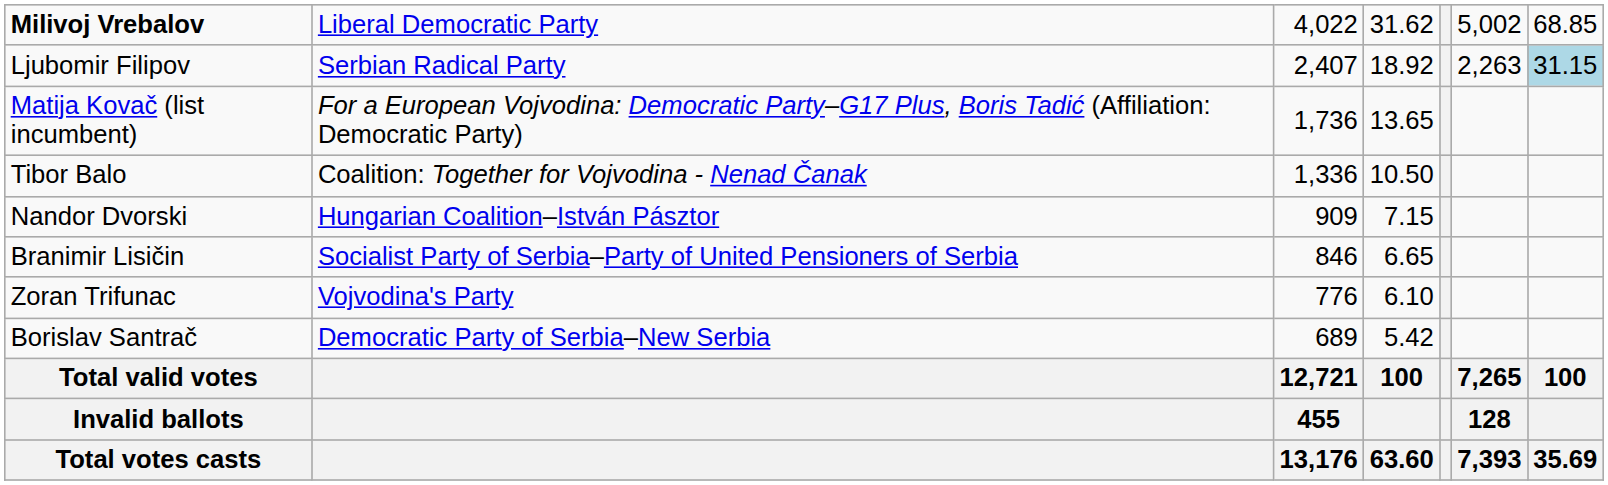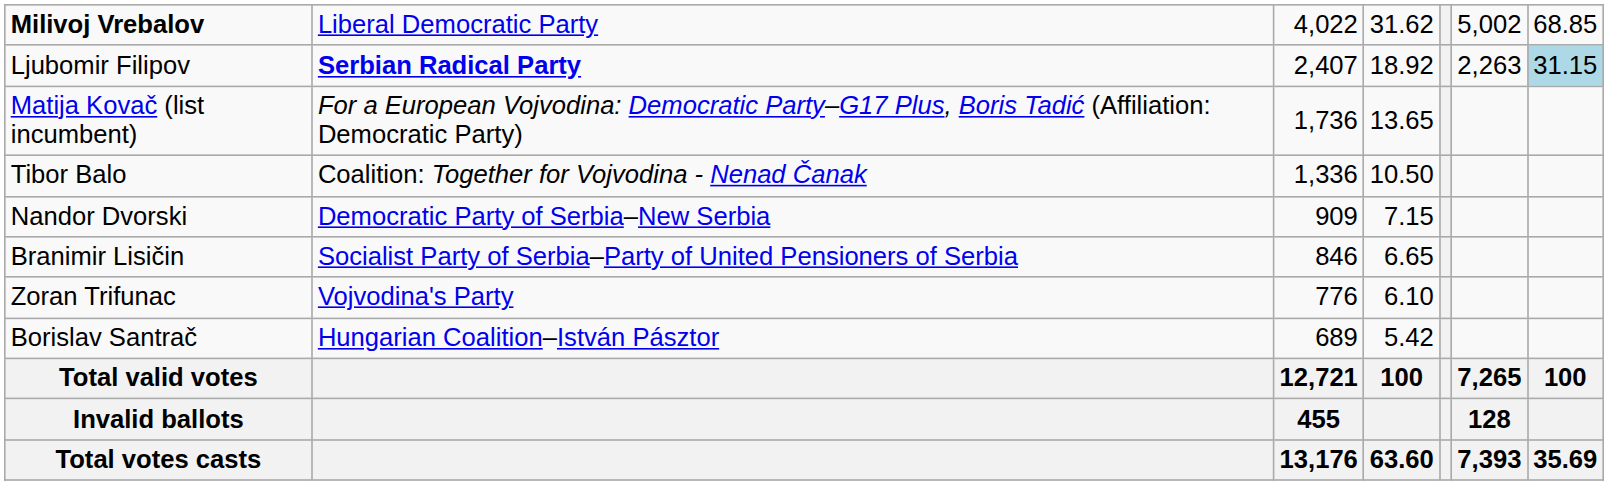(442, 65) normal -> (449, 65) bold
(519, 216) Hungarian Coalition–István Pásztor -> (544, 216) Democratic Party of Serbia–New Serbia
(544, 337) Democratic Party of Serbia–New Serbia -> (519, 337) Hungarian Coalition–István Pásztor
